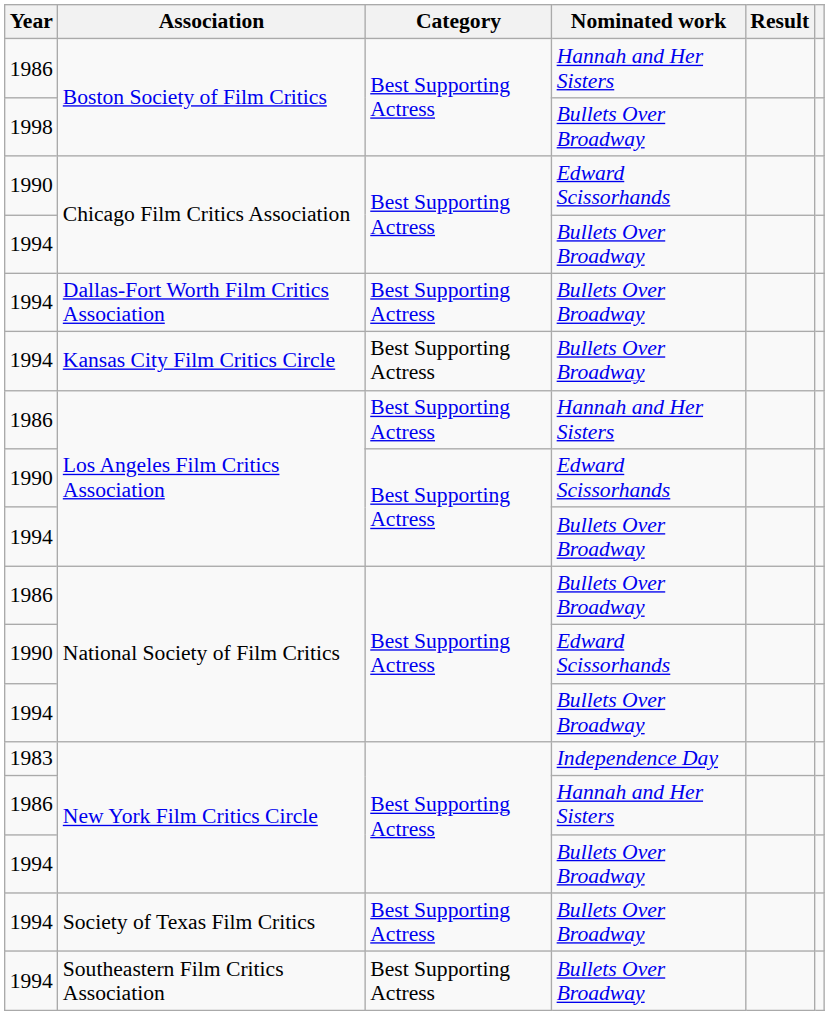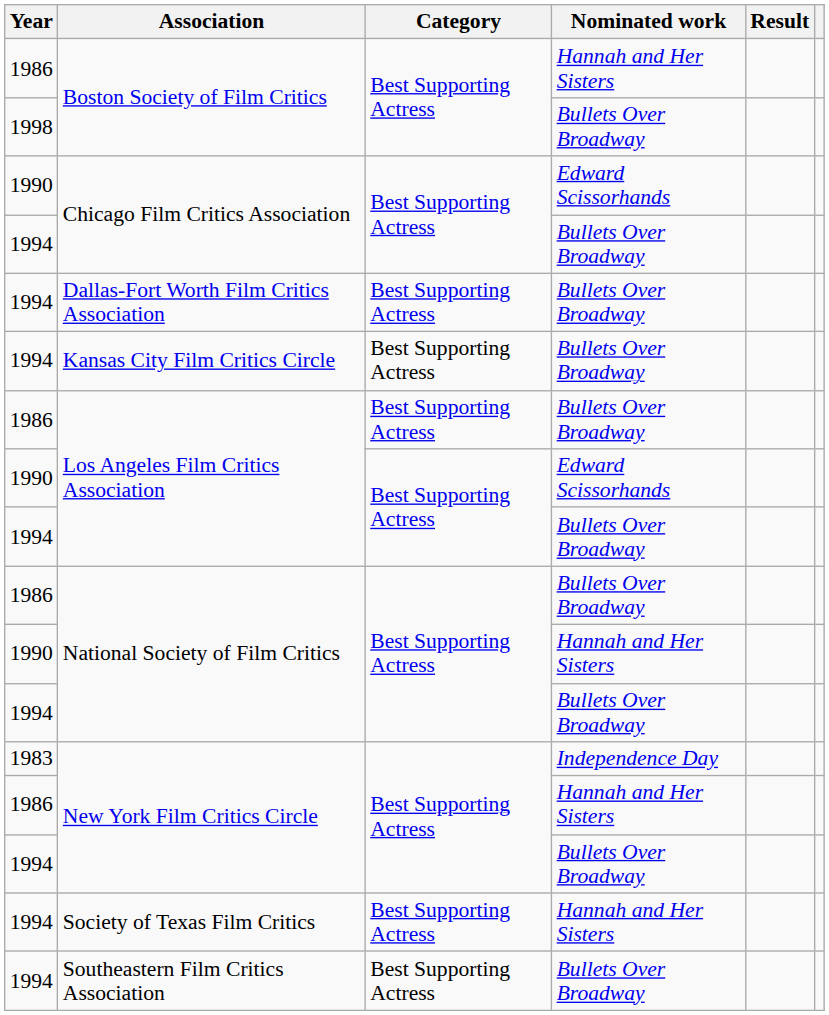(630, 419) Hannah and Her Sisters -> (611, 419) Bullets Over Broadway
(613, 653) Edward Scissorhands -> (630, 653) Hannah and Her Sisters
(611, 922) Bullets Over Broadway -> (630, 922) Hannah and Her Sisters
